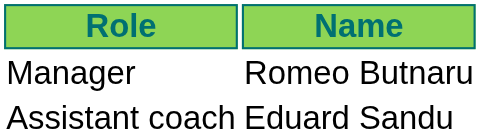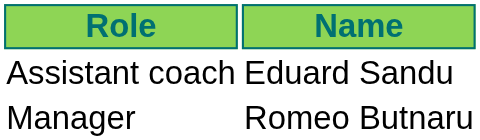rows swapped: (71, 73) <-> (121, 118)
